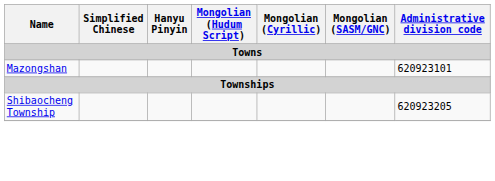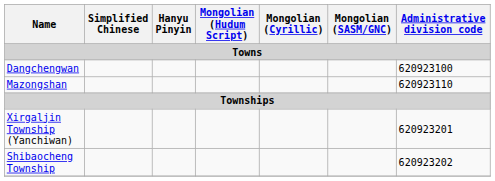+ row: (43, 68)
(425, 68) 620923101 -> (426, 85) 620923110
+ row: (40, 129)
(425, 107) 620923205 -> (426, 162) 620923202
